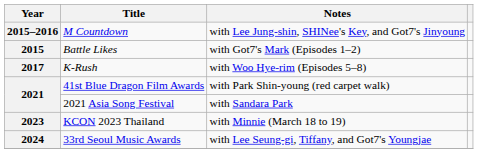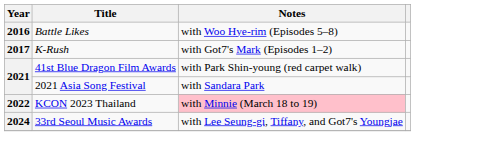- row: (96, 31)
(33, 49) 2015 -> (18, 31) 2016
(285, 49) with Got7's Mark (Episodes 1–2) -> (259, 31) with Woo Hye-rim (Episodes 5–8)
(288, 67) with Woo Hye-rim (Episodes 5–8) -> (257, 49) with Got7's Mark (Episodes 1–2)
(33, 121) 2023 -> (18, 103) 2022
(278, 121) no background -> (249, 103) pink background
